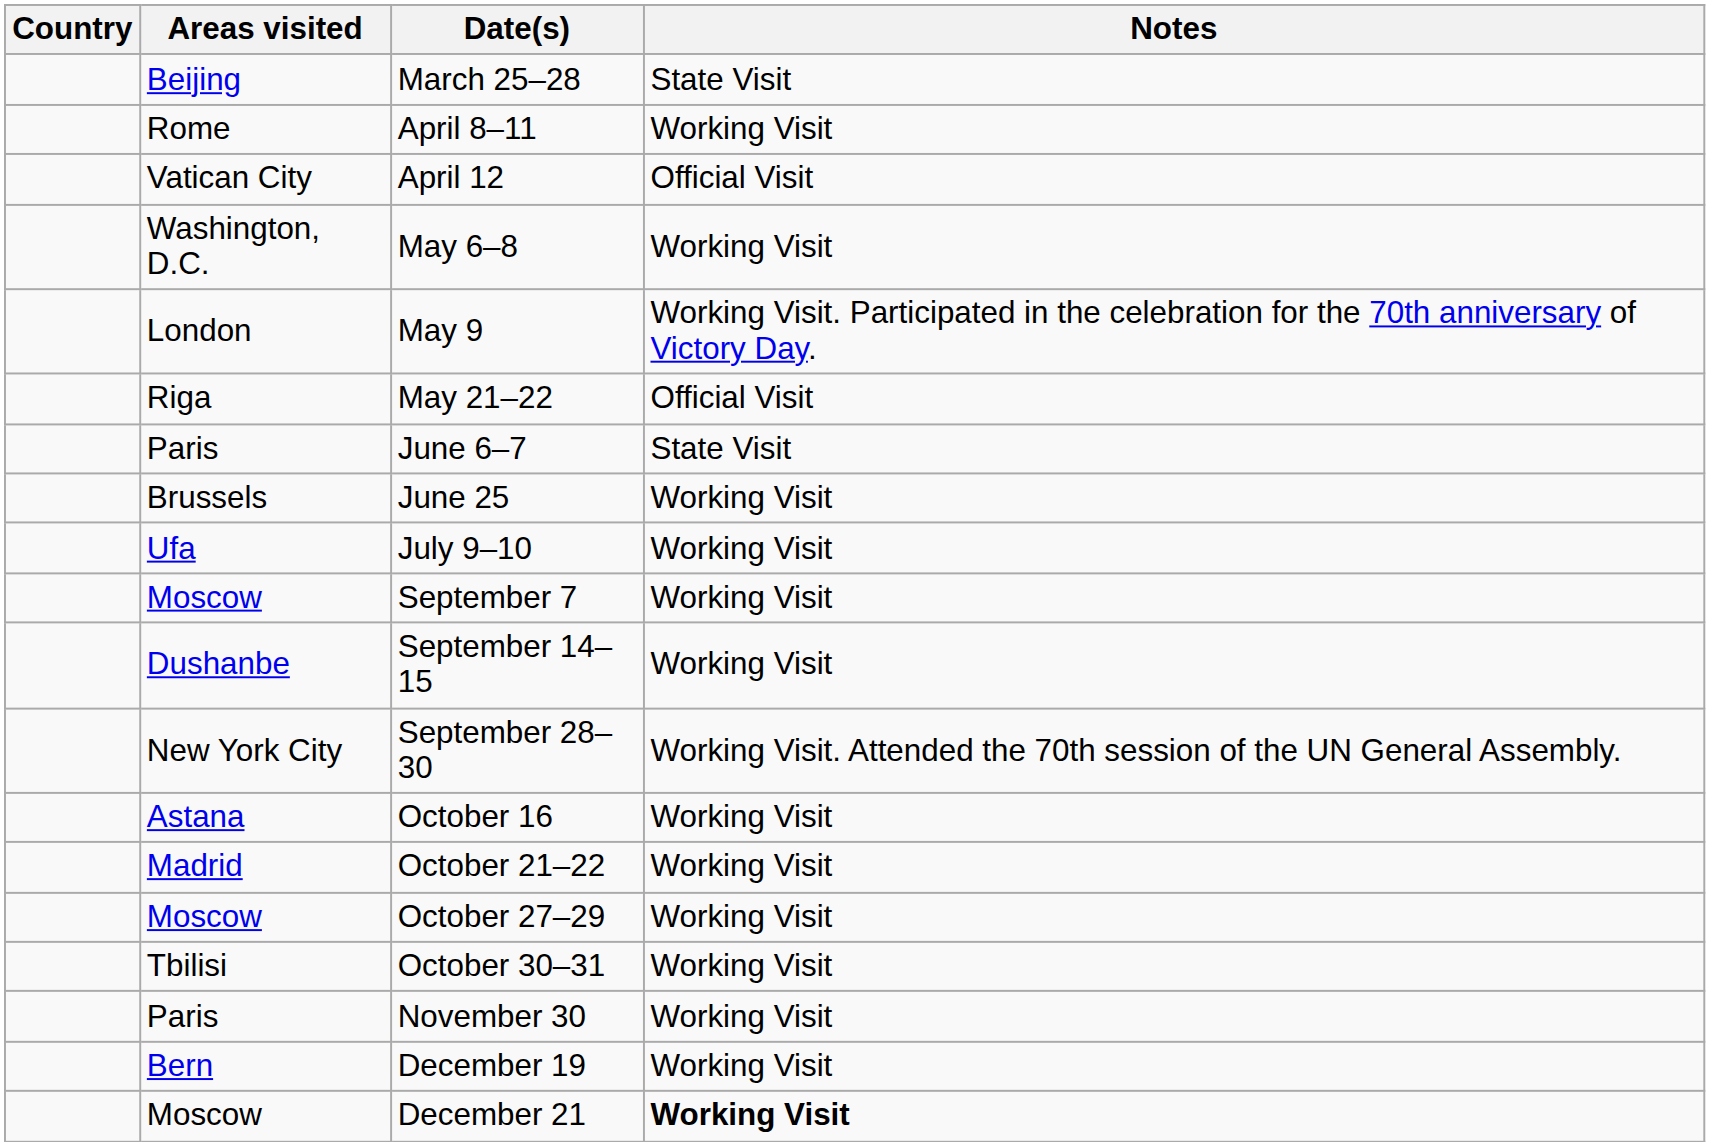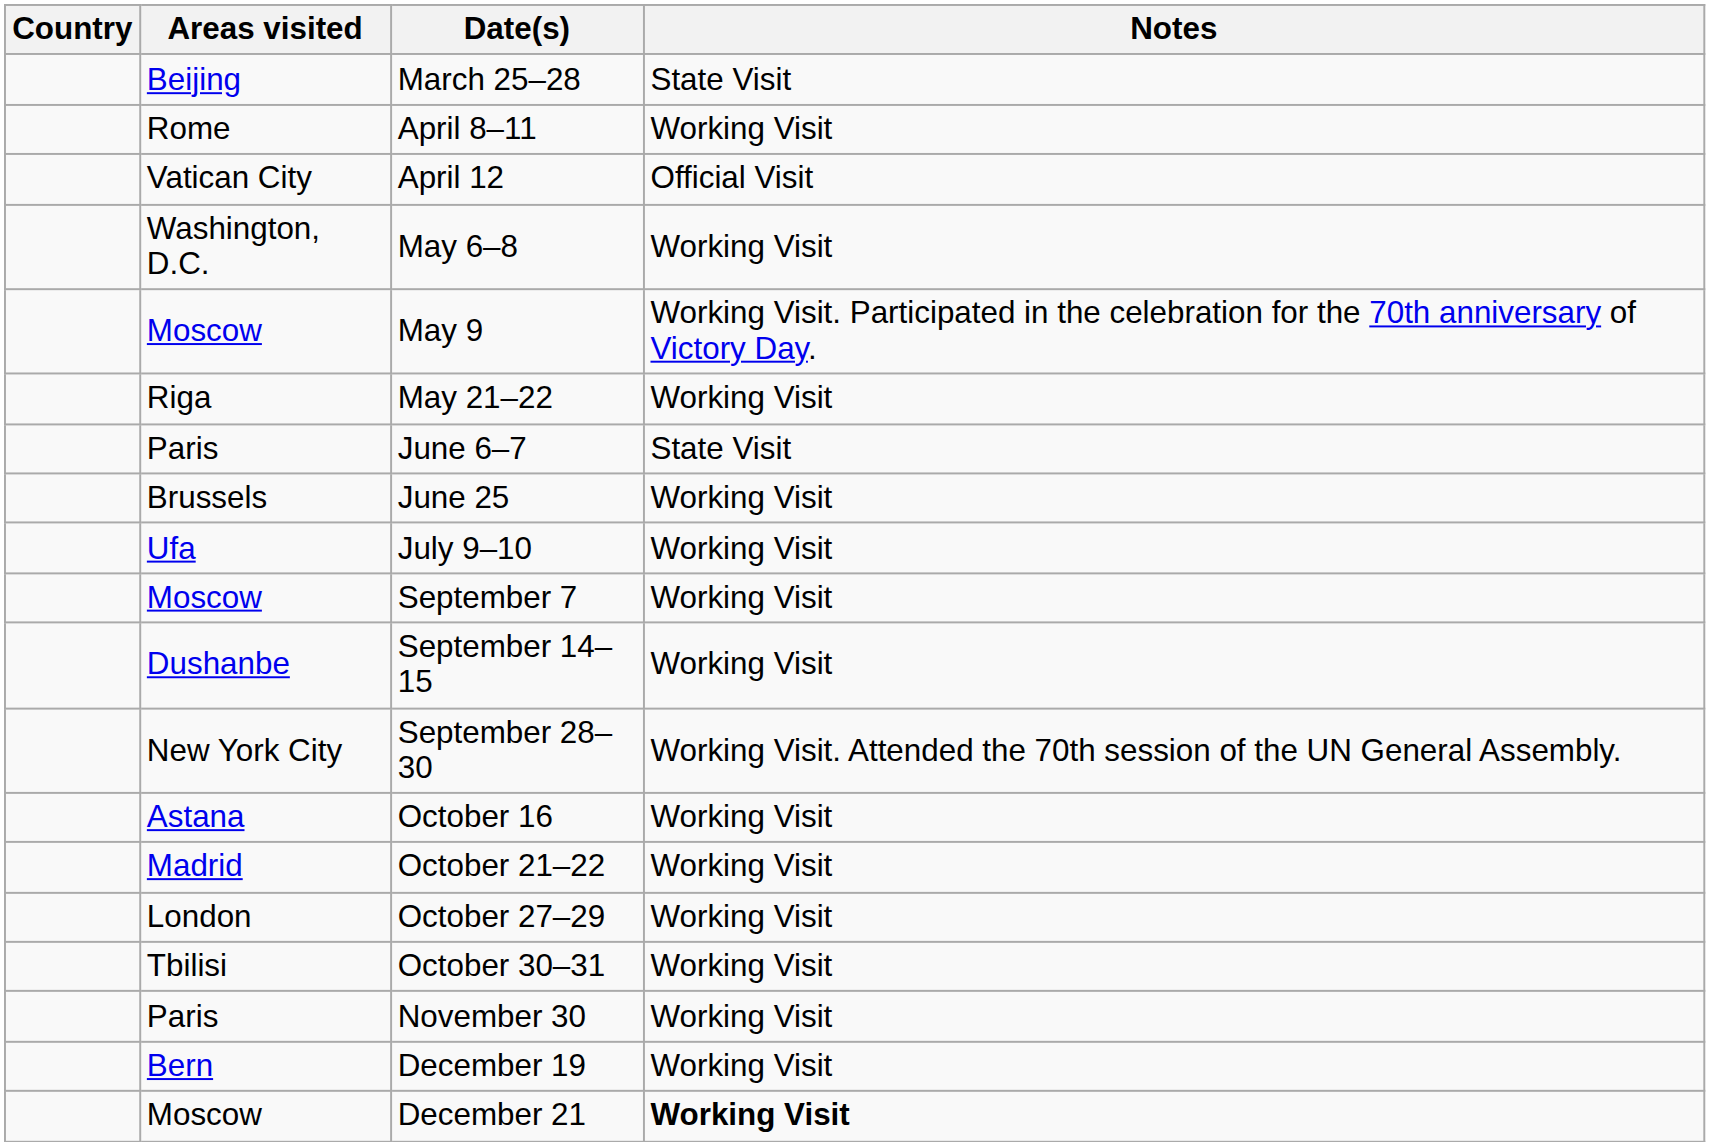(199, 330) London -> (204, 330) Moscow
(732, 398) Official Visit -> (741, 398) Working Visit
(204, 916) Moscow -> (199, 916) London
